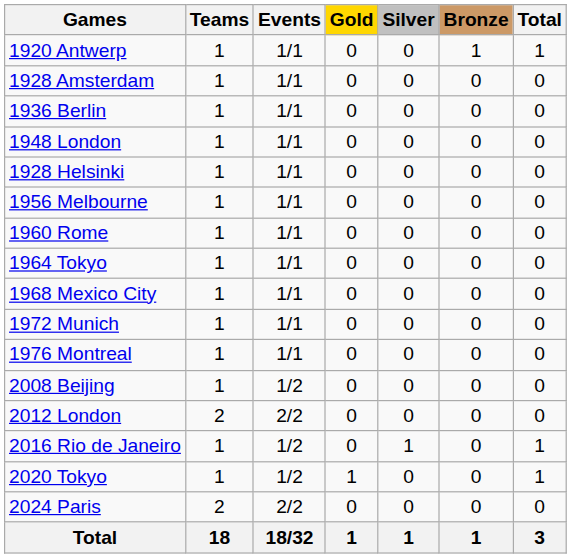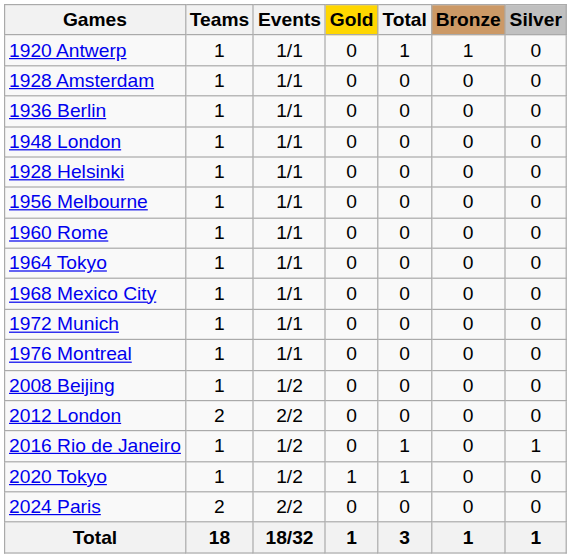columns swapped: (409, 19) <-> (540, 19)
